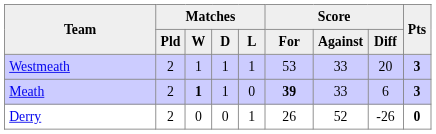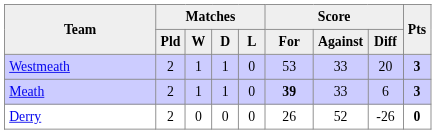(252, 66) 1 -> (252, 66) 0
(198, 91) bold -> (198, 91) normal
(252, 116) 1 -> (252, 116) 0
